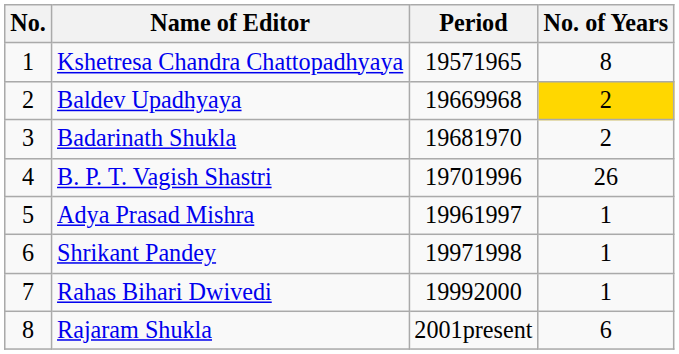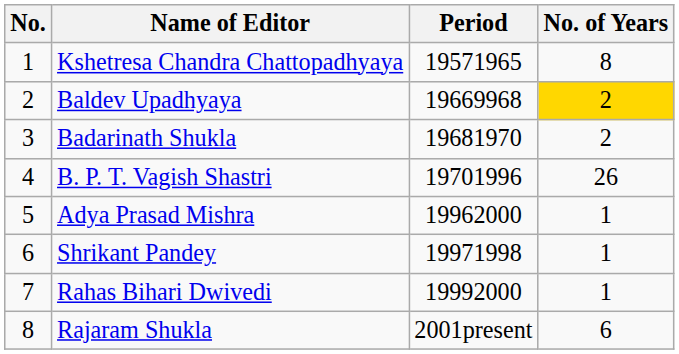(473, 215) 19961997 -> (473, 215) 19962000
